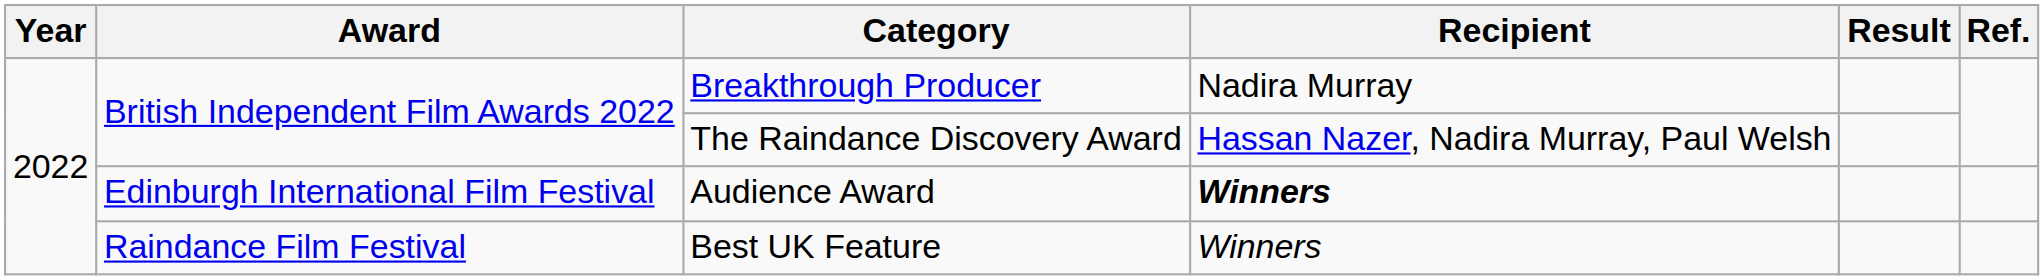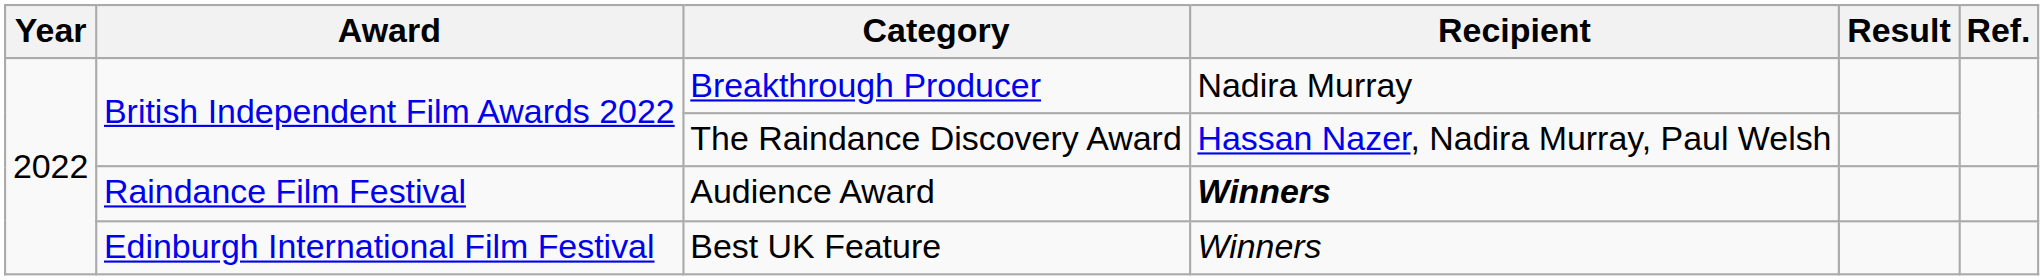(379, 192) Edinburgh International Film Festival -> (285, 192) Raindance Film Festival
(285, 246) Raindance Film Festival -> (379, 246) Edinburgh International Film Festival
